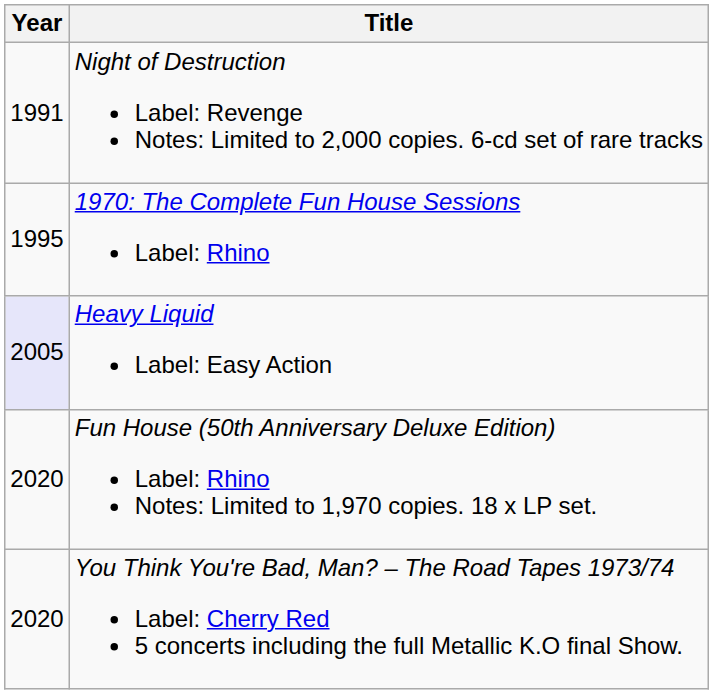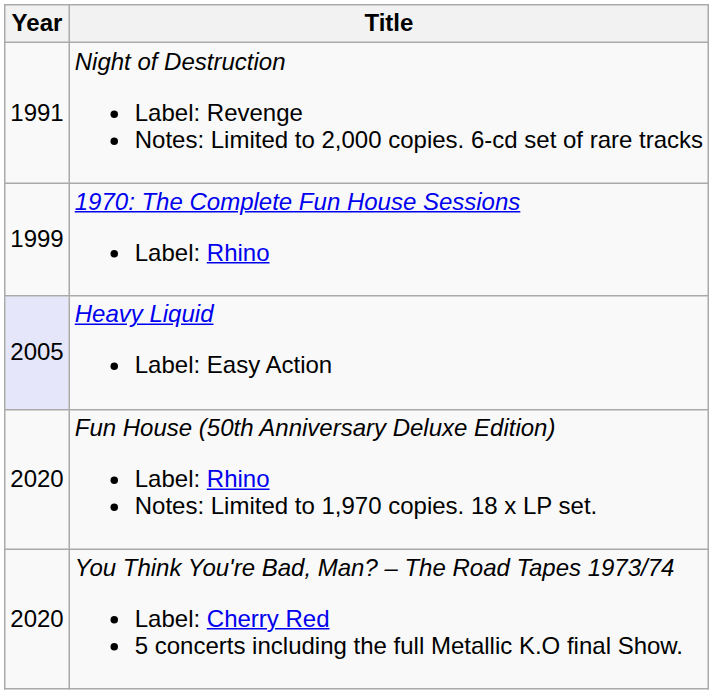(37, 239) 1995 -> (37, 239) 1999
